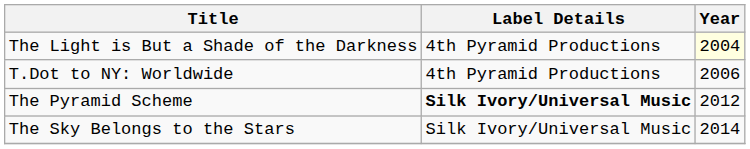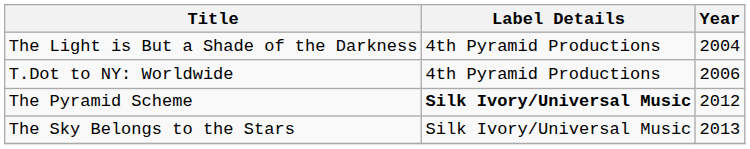(720, 46) lightyellow background -> (720, 46) no background
(720, 130) 2014 -> (720, 130) 2013
